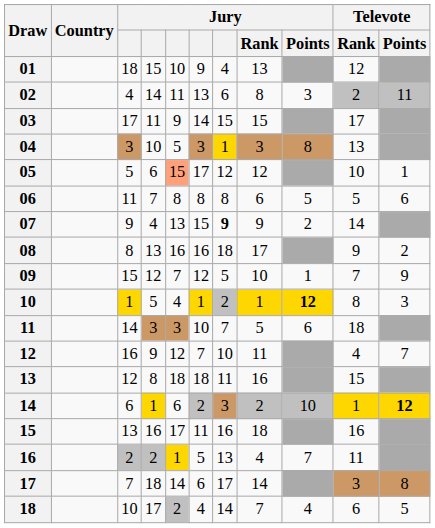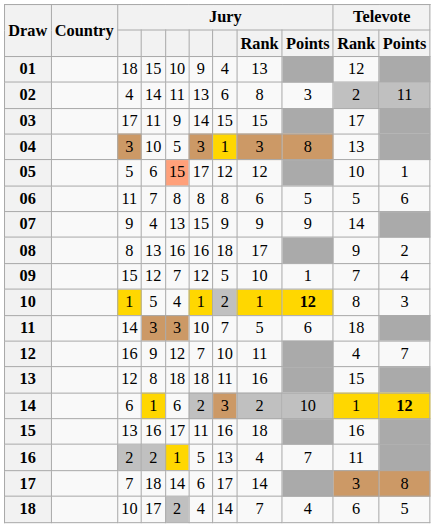(225, 224) bold -> (225, 224) normal
(308, 224) 2 -> (308, 224) 9
(405, 276) 9 -> (405, 276) 4
